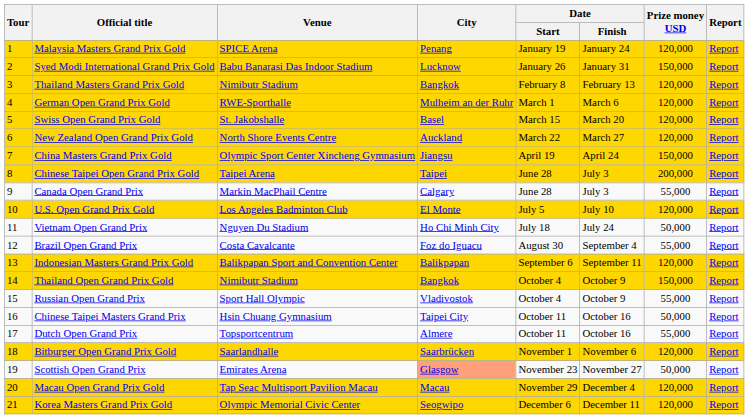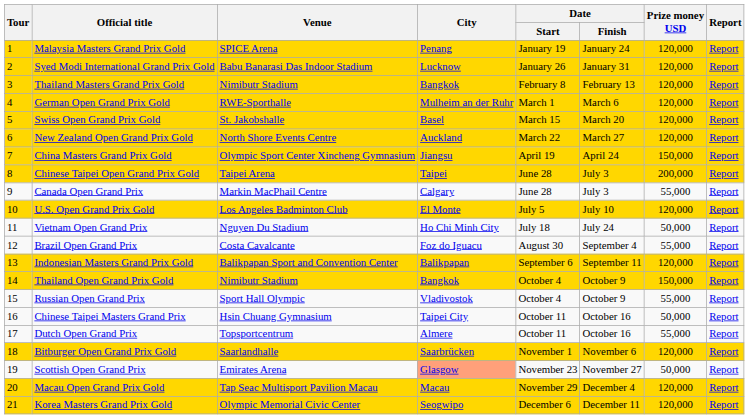(675, 67) 150,000 -> (675, 67) 120,000
